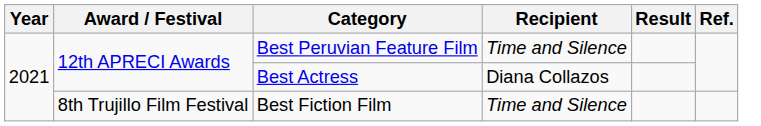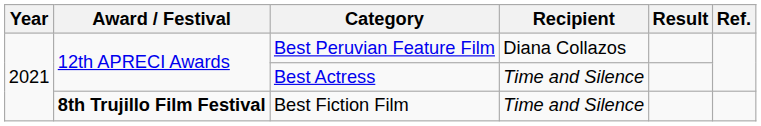(557, 47) Time and Silence -> (565, 47) Diana Collazos
(547, 76) Diana Collazos -> (574, 76) Time and Silence
(153, 105) normal -> (162, 105) bold
